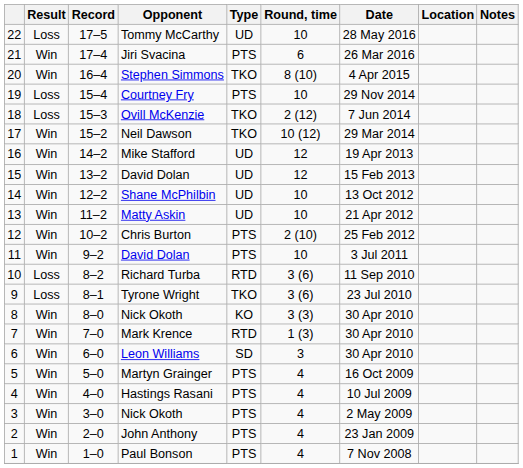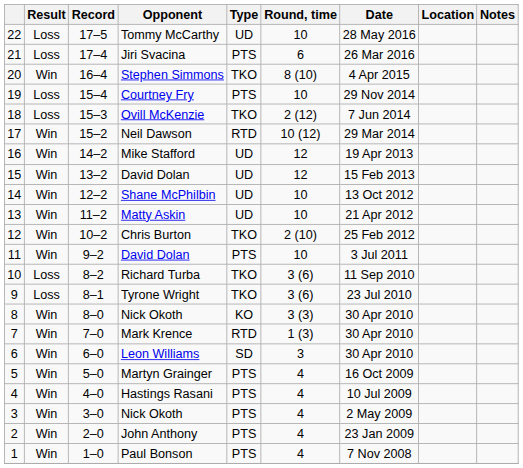(46, 55) Win -> (46, 55) Loss
(244, 134) TKO -> (244, 134) RTD
(244, 234) PTS -> (244, 234) TKO
(244, 274) RTD -> (244, 274) TKO
